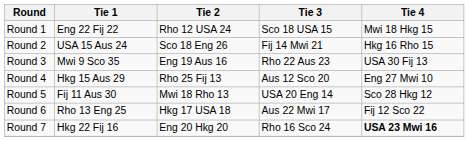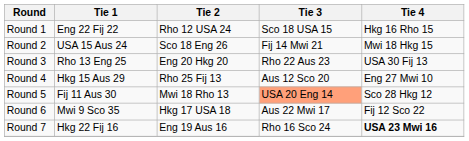(398, 29) Mwi 18 Hkg 15 -> (399, 29) Hkg 16 Rho 15
(399, 45) Hkg 16 Rho 15 -> (398, 45) Mwi 18 Hkg 15
(88, 62) Mwi 9 Sco 35 -> (92, 62) Rho 13 Eng 25
(193, 62) Eng 19 Aus 16 -> (194, 62) Eng 20 Hkg 20
(297, 95) no background -> (297, 95) lightsalmon background
(92, 111) Rho 13 Eng 25 -> (88, 111) Mwi 9 Sco 35
(194, 128) Eng 20 Hkg 20 -> (193, 128) Eng 19 Aus 16
